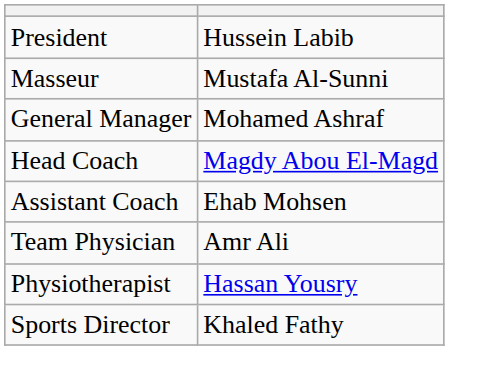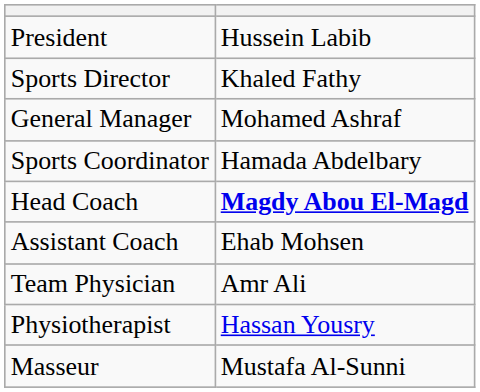rows swapped: (90, 324) <-> (55, 78)
+ row: (110, 160)
(321, 160) normal -> (345, 201) bold
